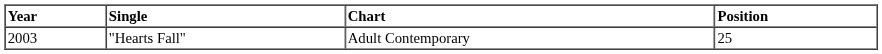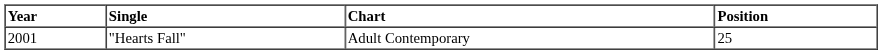(22, 38) 2003 -> (22, 38) 2001
